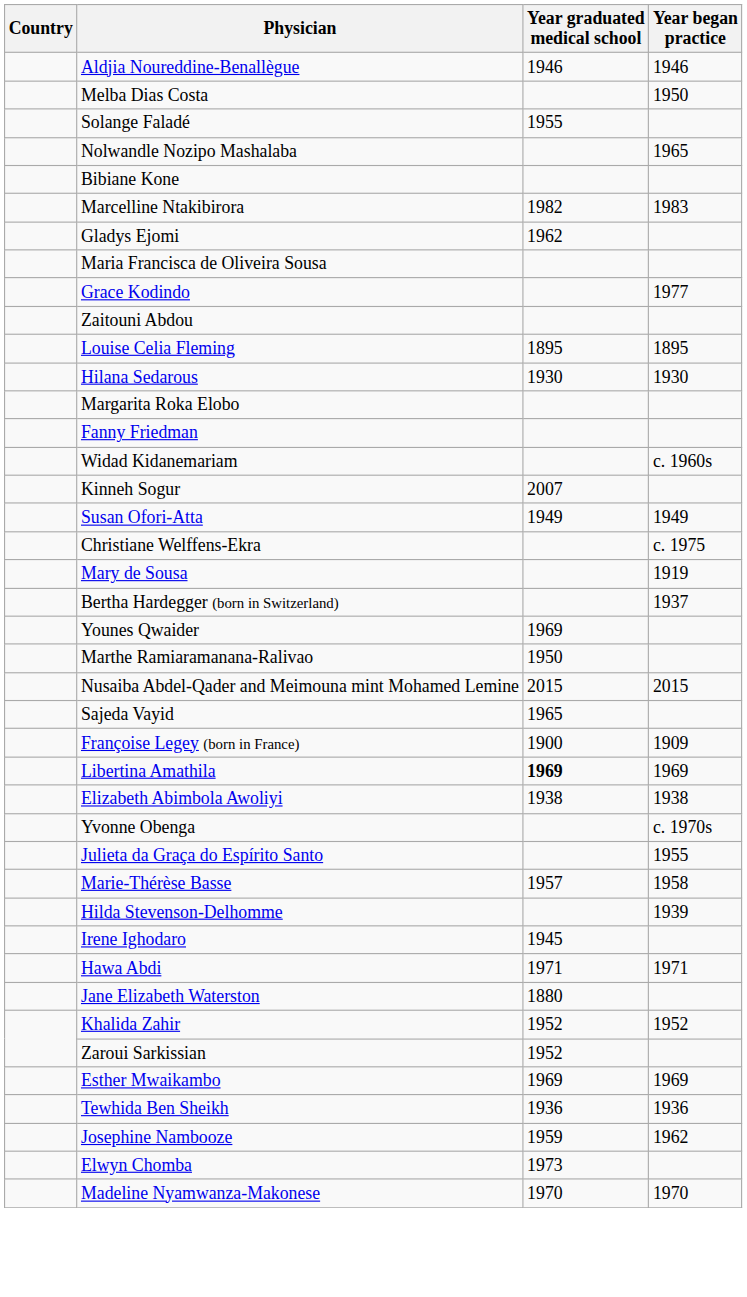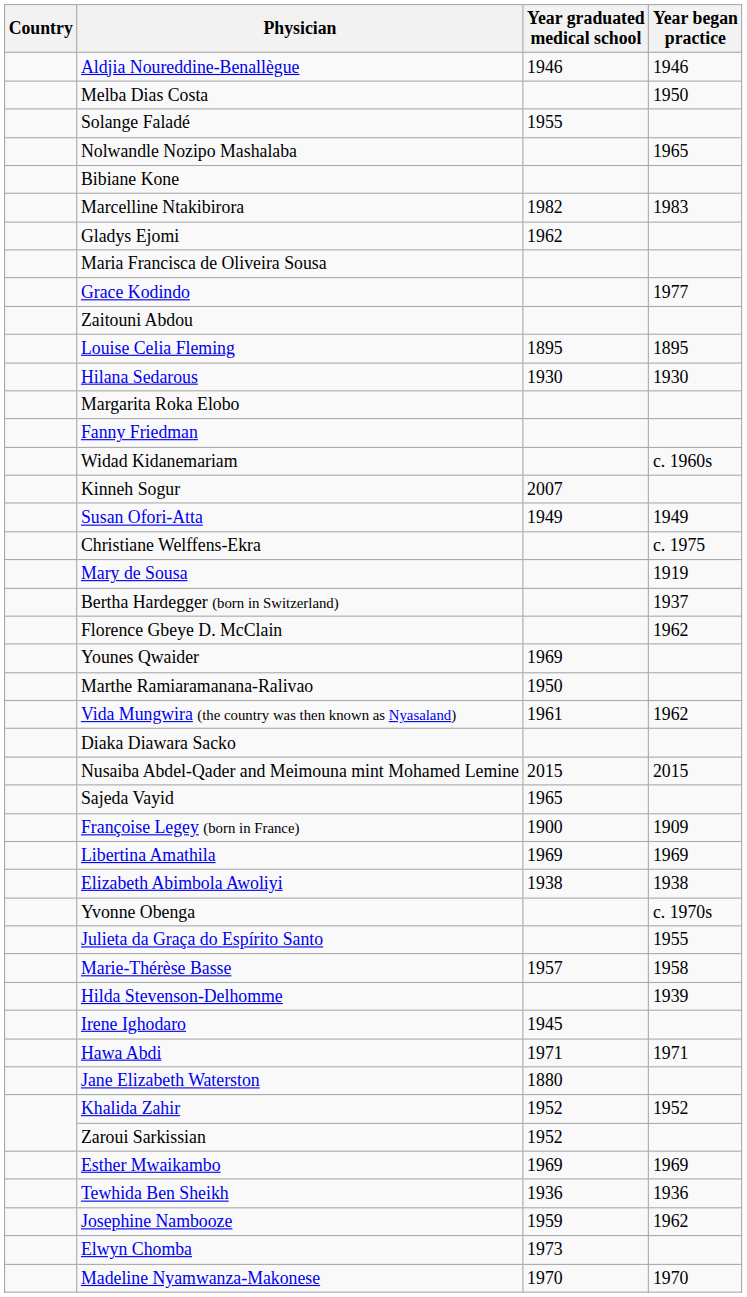+ row: (182, 630)
+ row: (269, 714)
+ row: (158, 742)
(545, 770) bold -> (545, 855) normal
